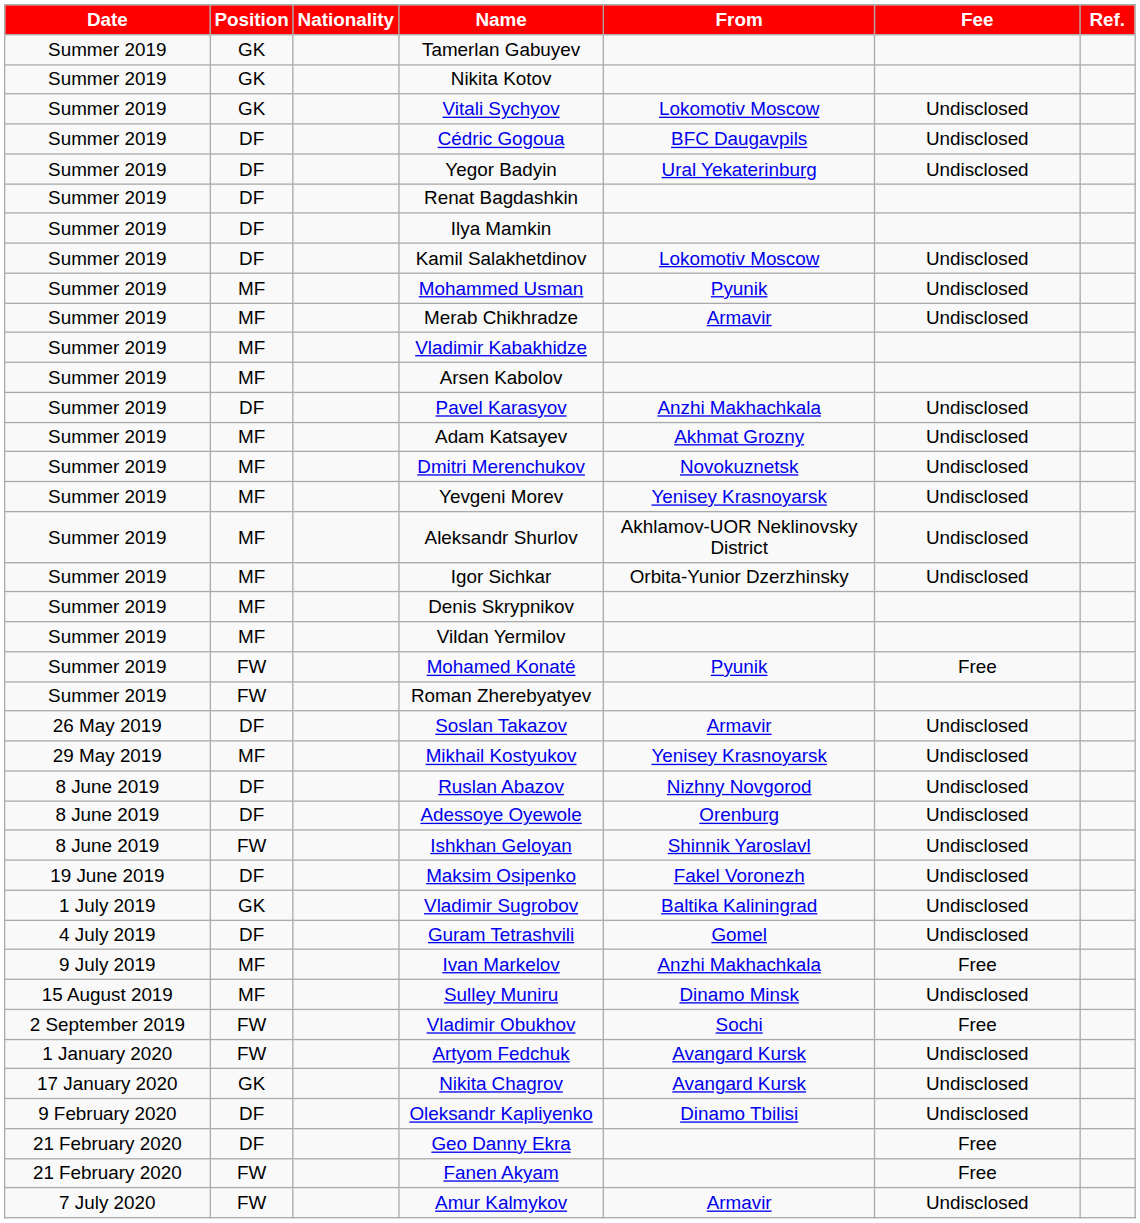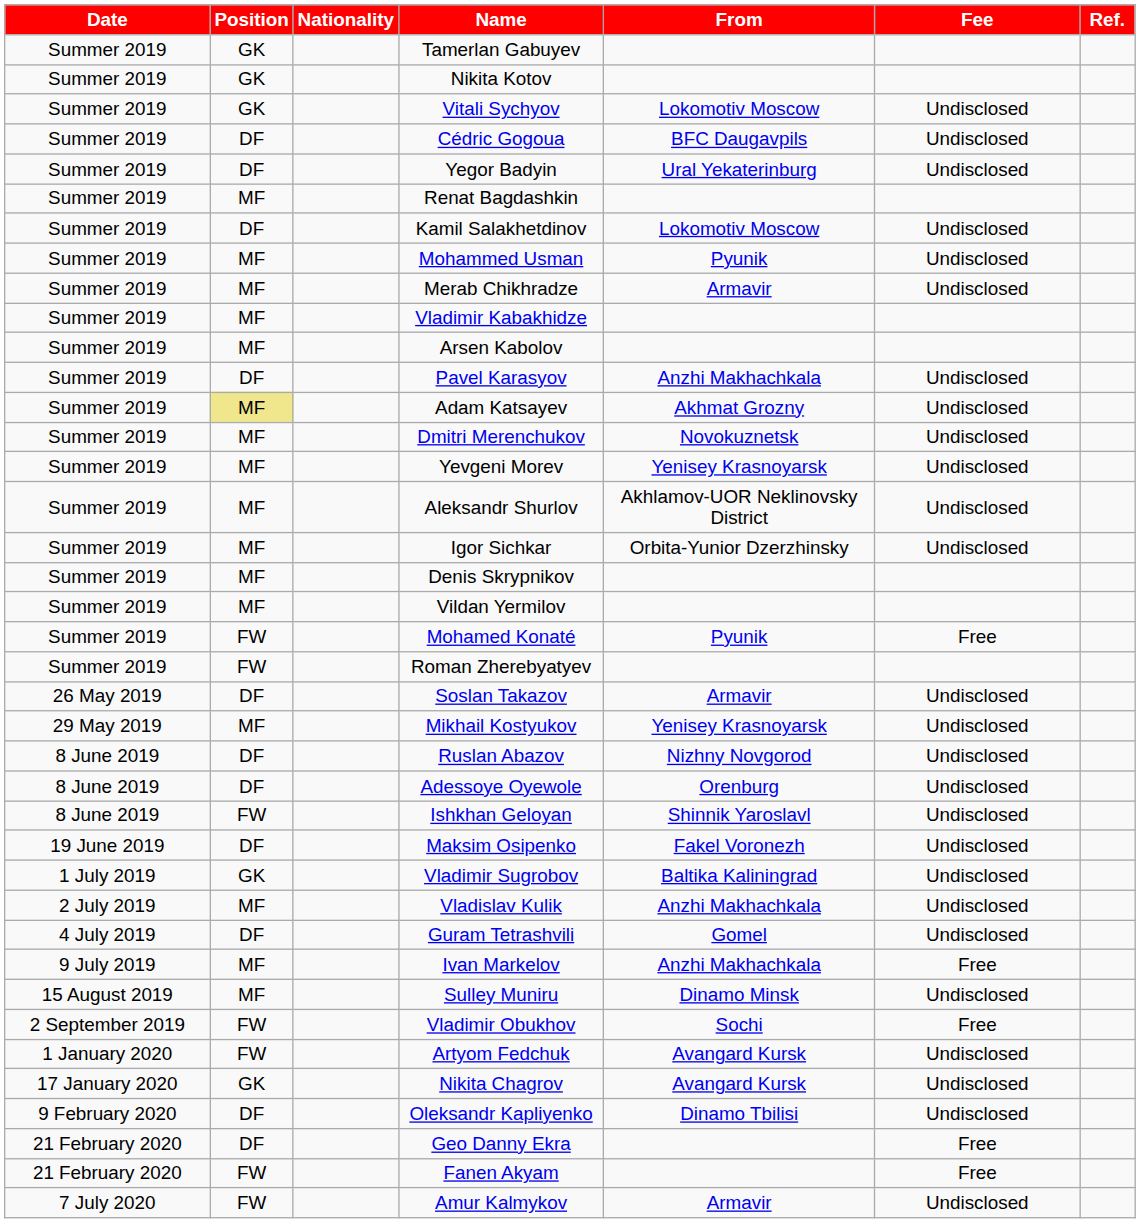(252, 199) DF -> (252, 199) MF
- row: (501, 229)
(252, 437) no background -> (252, 407) khaki background
+ row: (501, 905)
